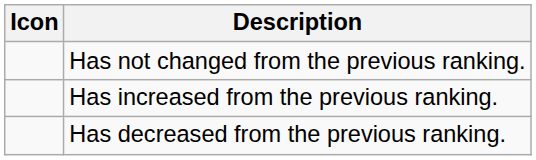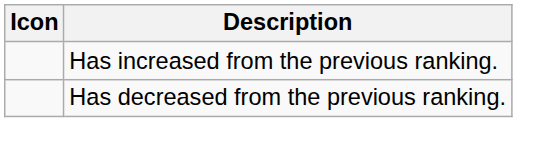- row: (297, 60)
